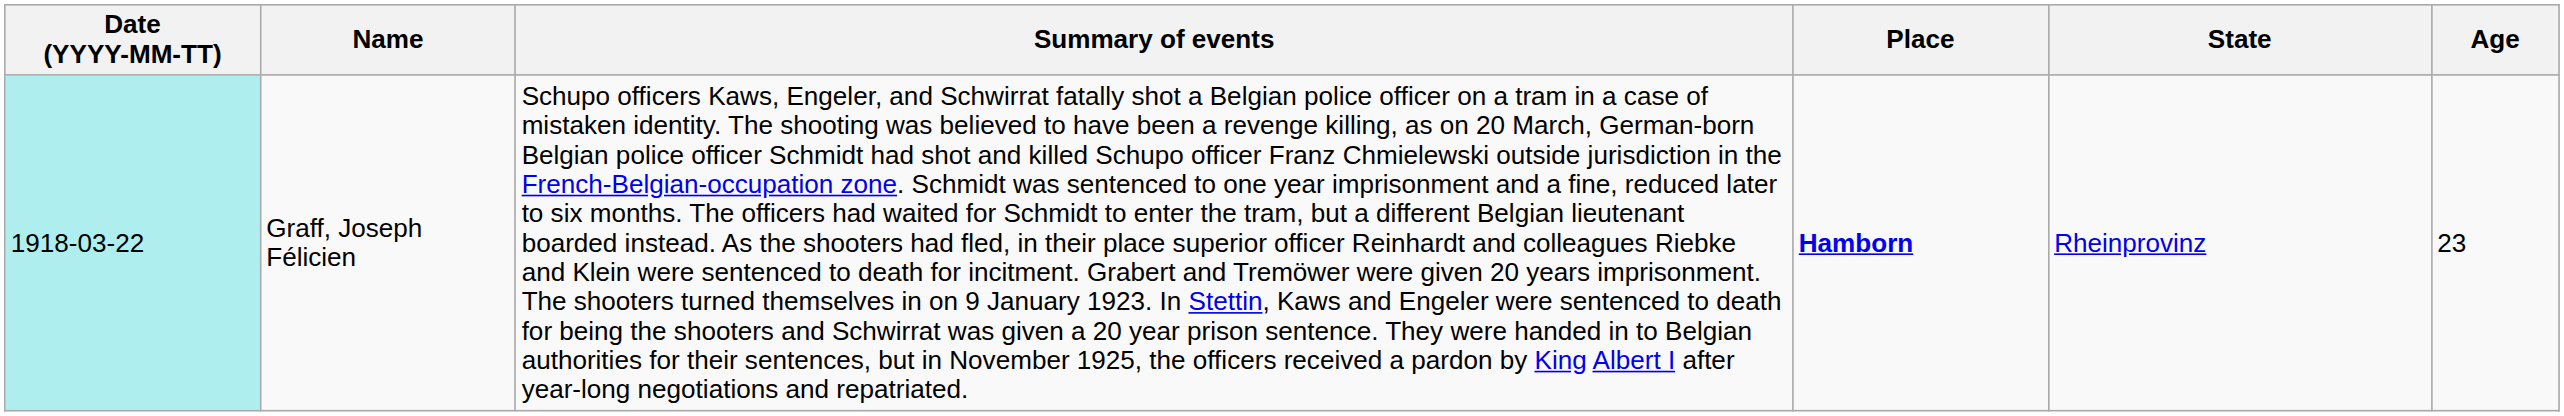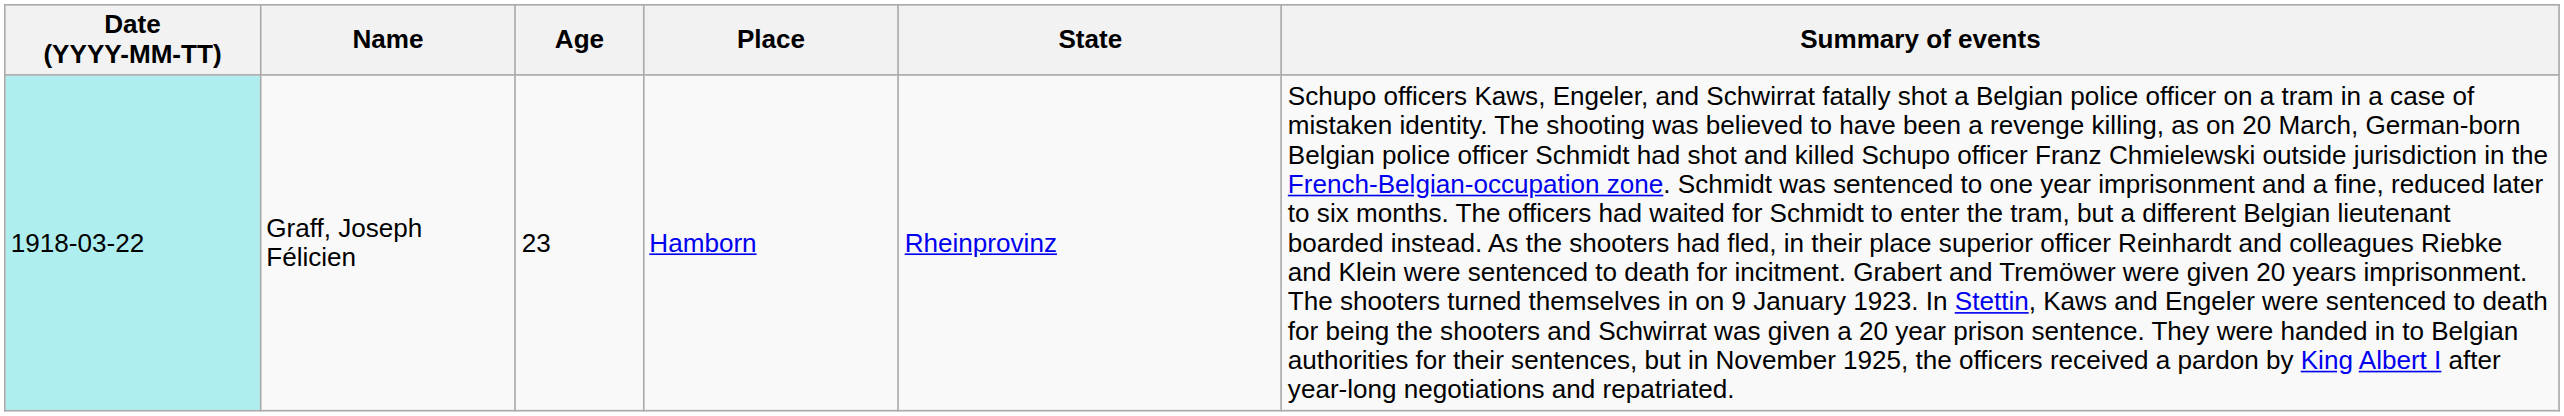columns swapped: (2495, 39) <-> (1154, 39)
(1856, 242) bold -> (703, 242) normal
